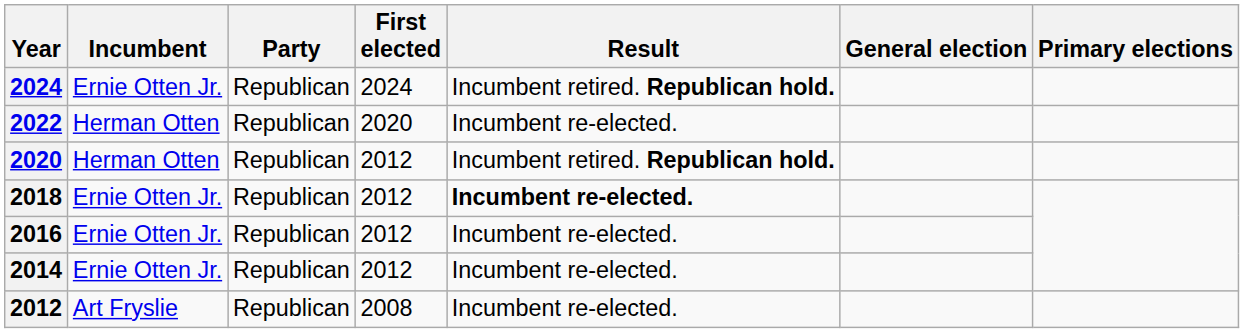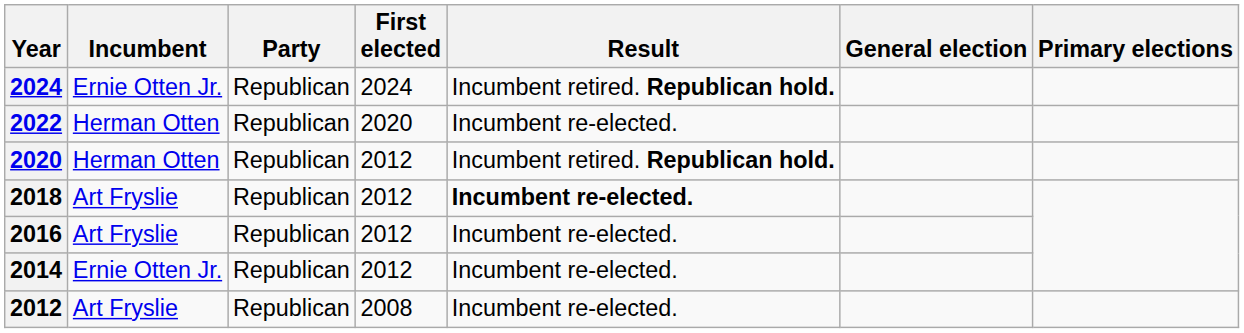(148, 197) Ernie Otten Jr. -> (125, 197) Art Fryslie
(148, 234) Ernie Otten Jr. -> (125, 234) Art Fryslie
